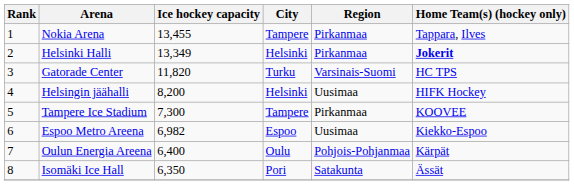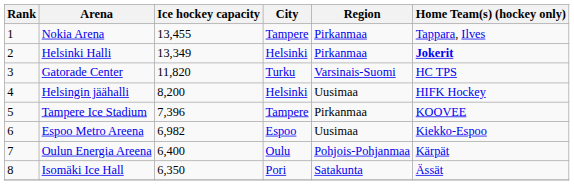(171, 111) 7,300 -> (171, 111) 7,396
